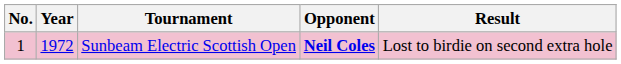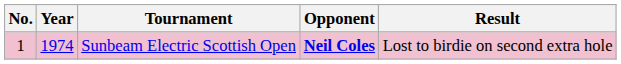(57, 45) 1972 -> (57, 45) 1974
